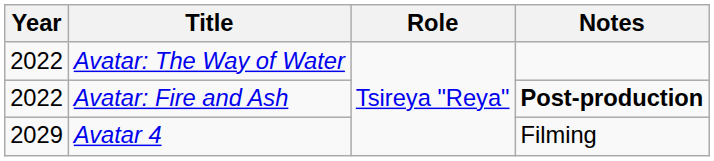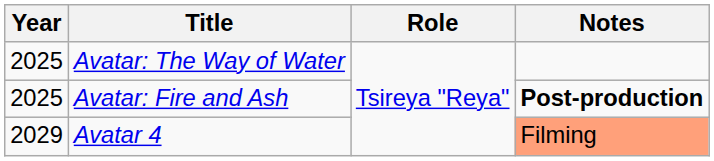(37, 60) 2022 -> (37, 60) 2025
(37, 98) 2022 -> (37, 98) 2025
(559, 135) no background -> (559, 135) lightsalmon background
